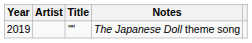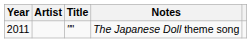(19, 29) 2019 -> (18, 29) 2011
